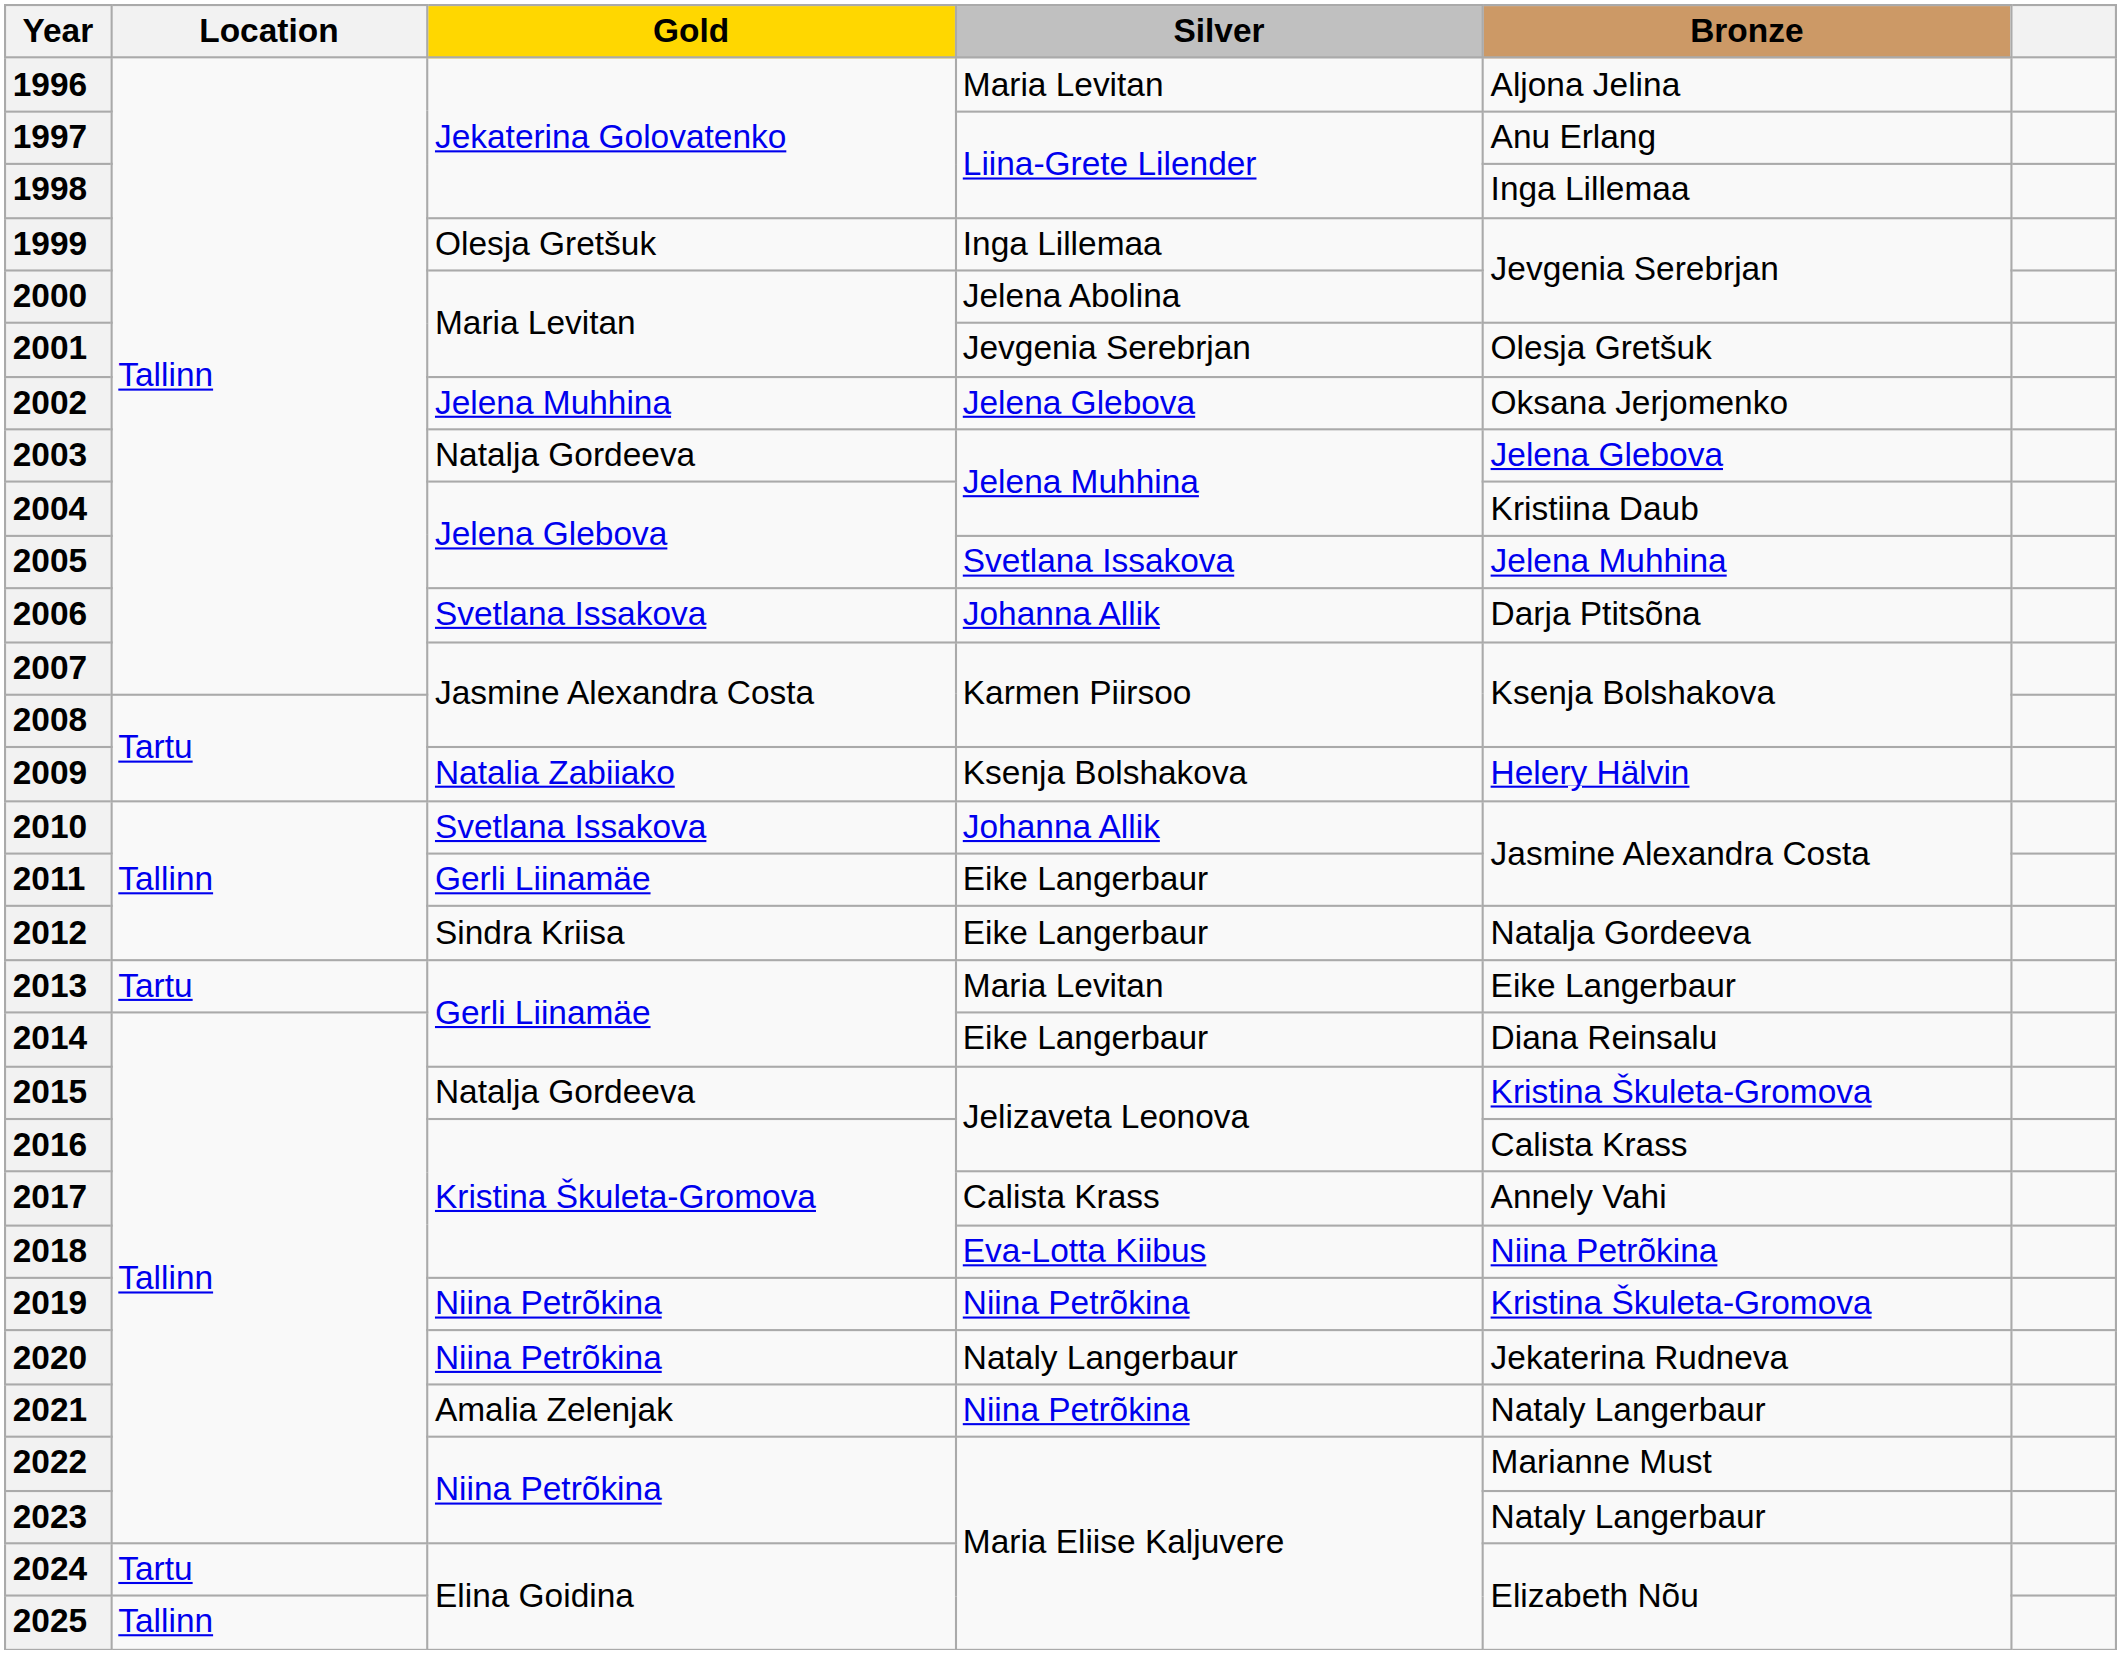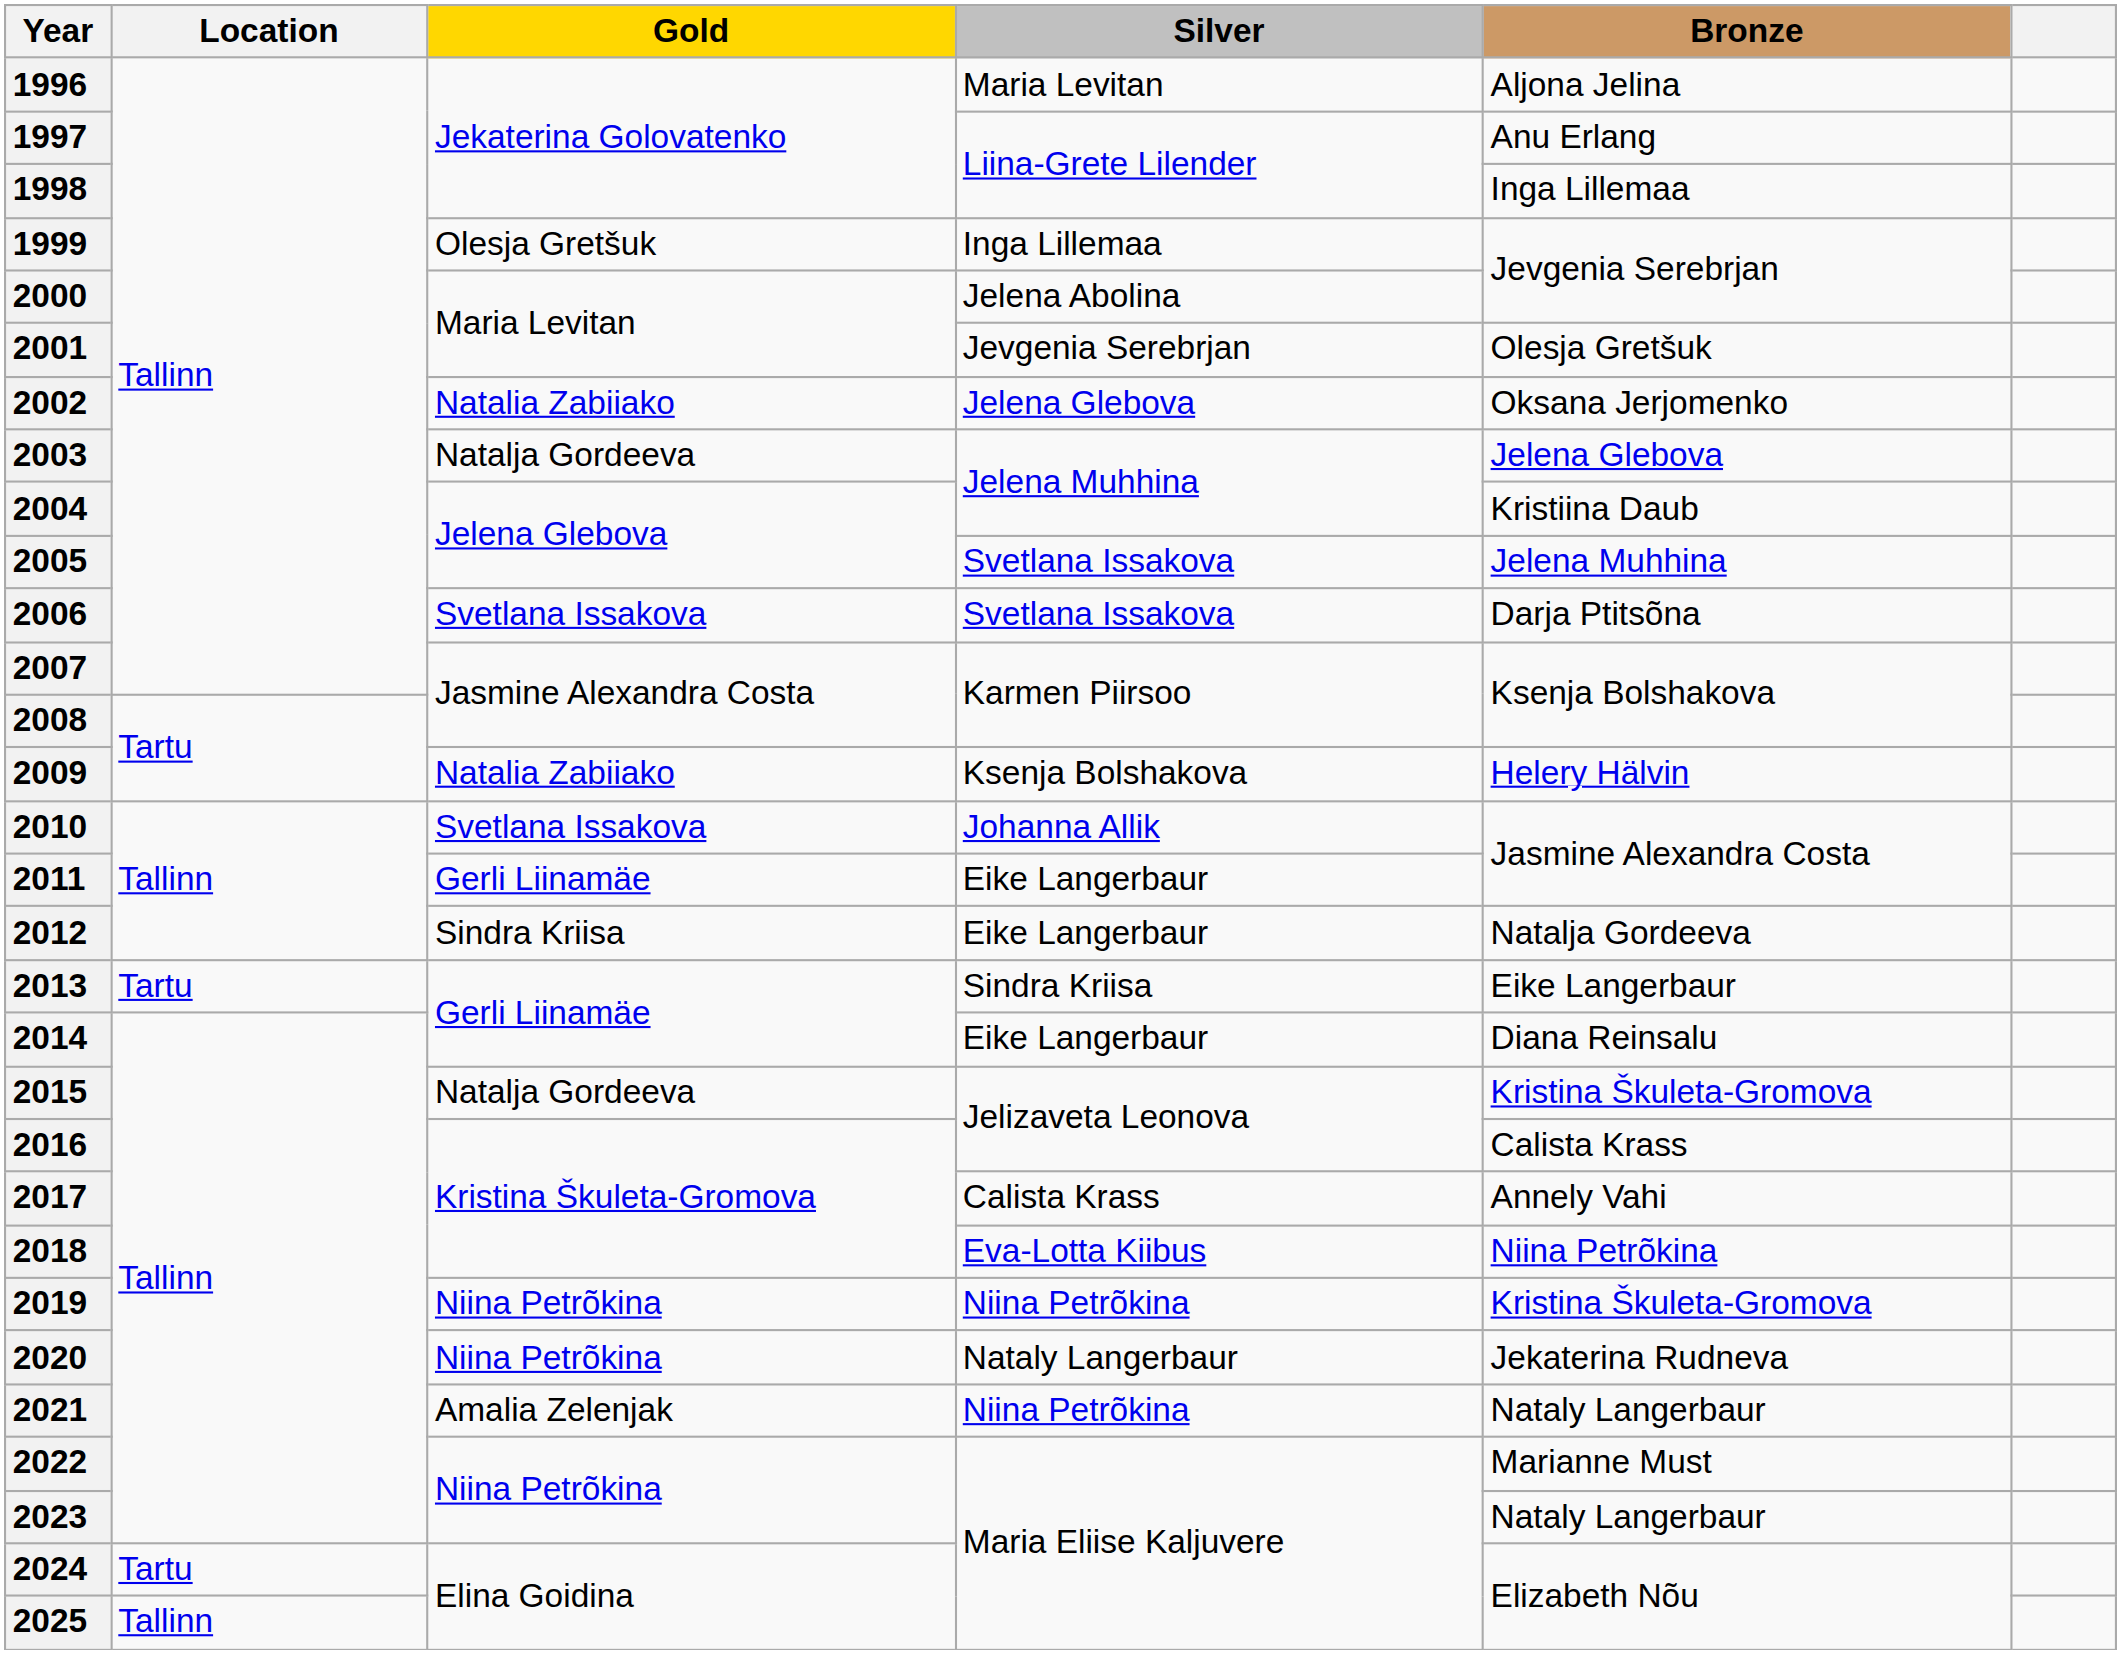(553, 402) Jelena Muhhina -> (555, 402) Natalia Zabiiako
(1061, 614) Johanna Allik -> (1098, 614) Svetlana Issakova
(1063, 985) Maria Levitan -> (1058, 985) Sindra Kriisa
